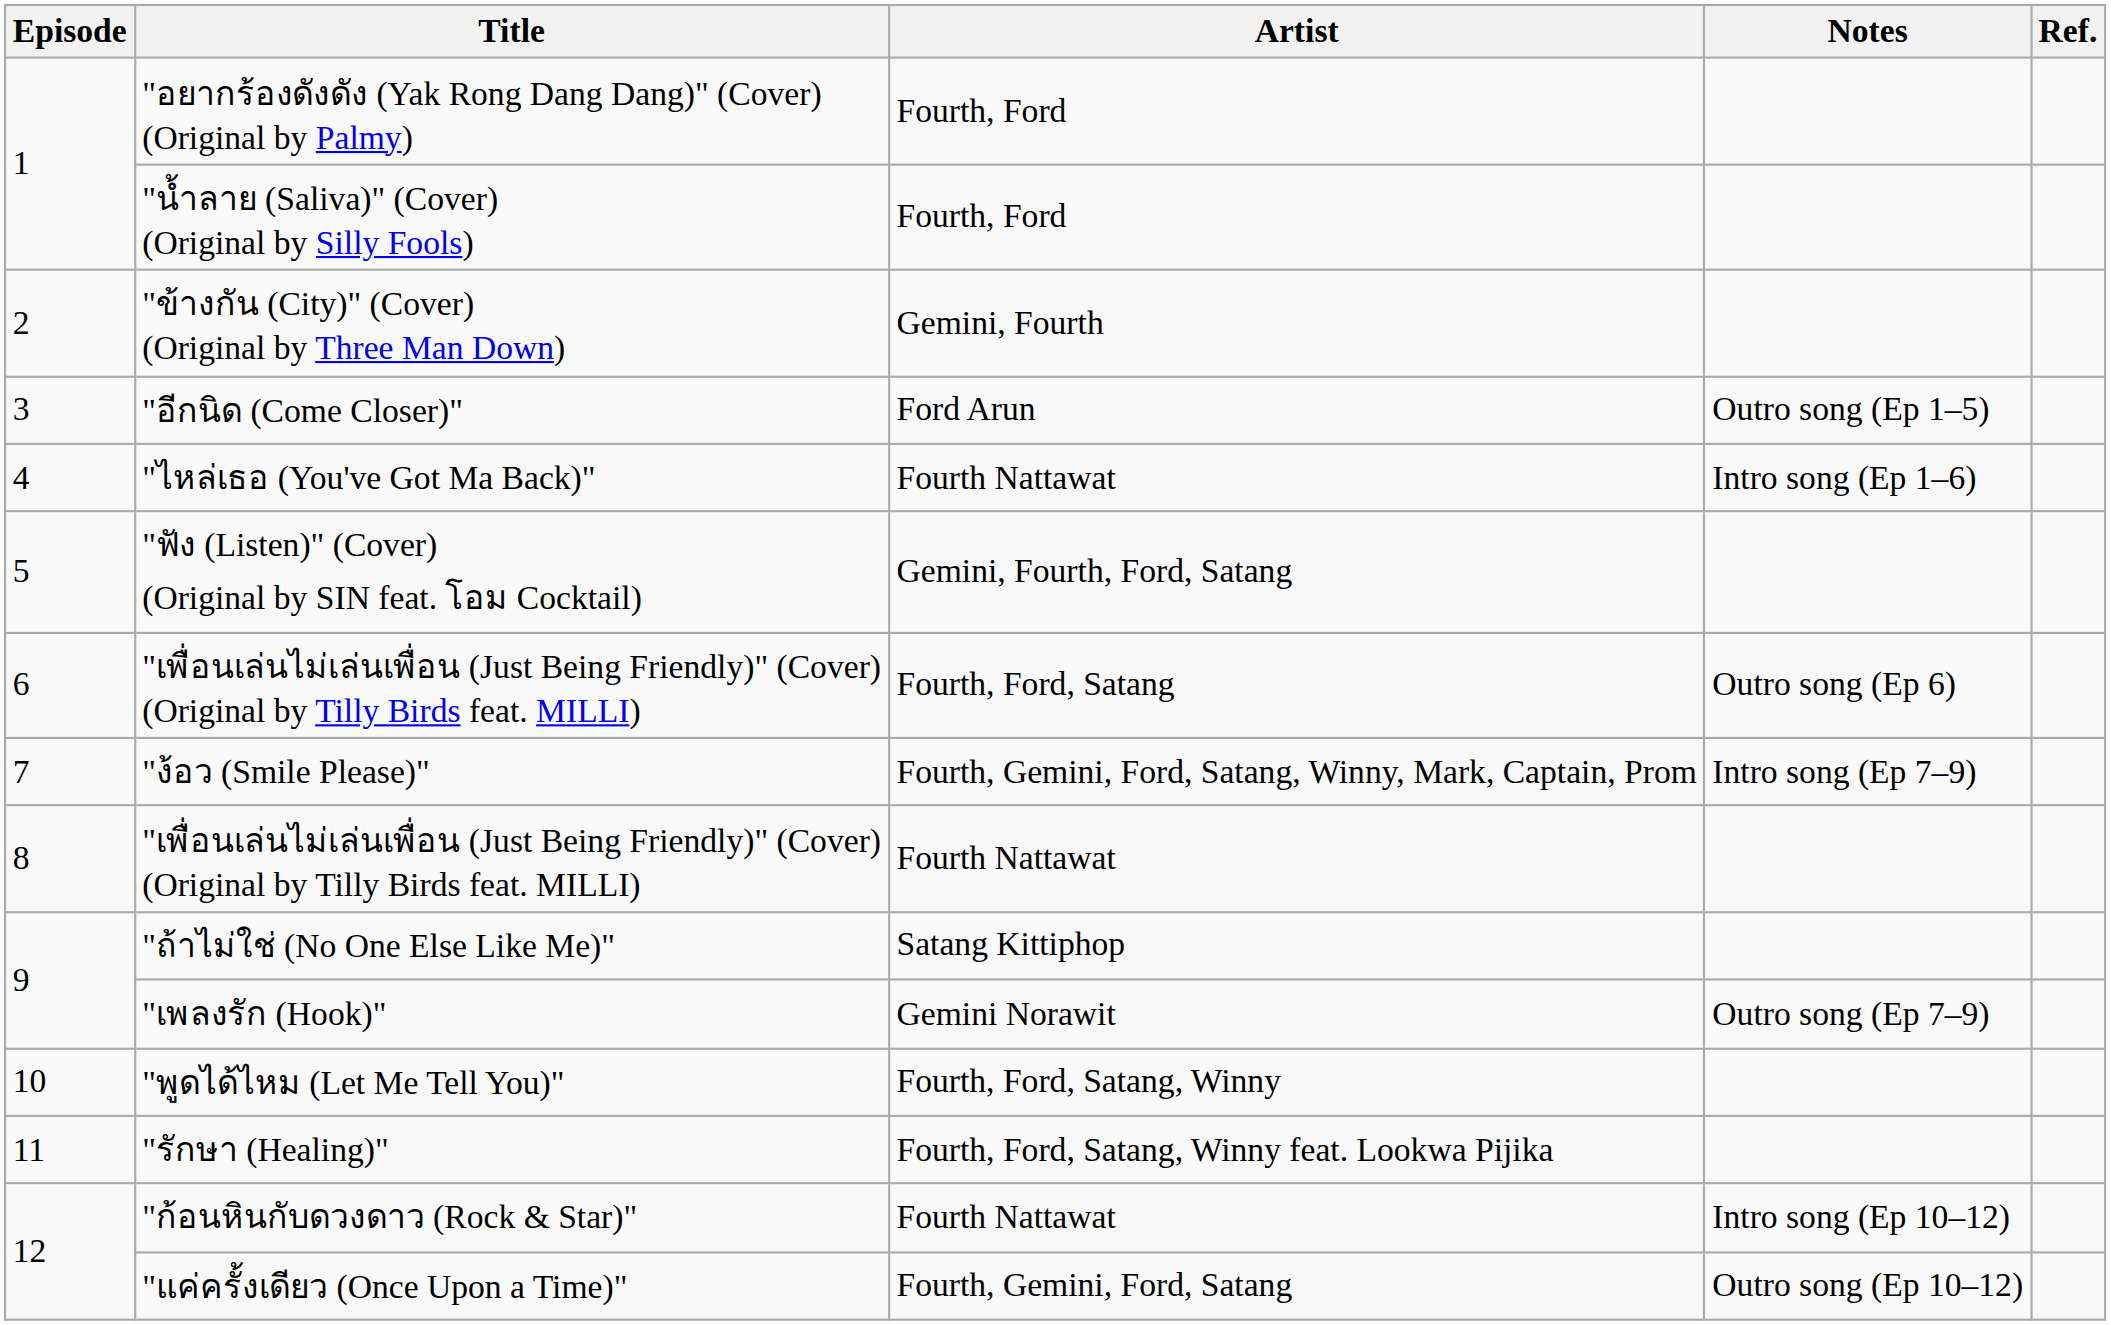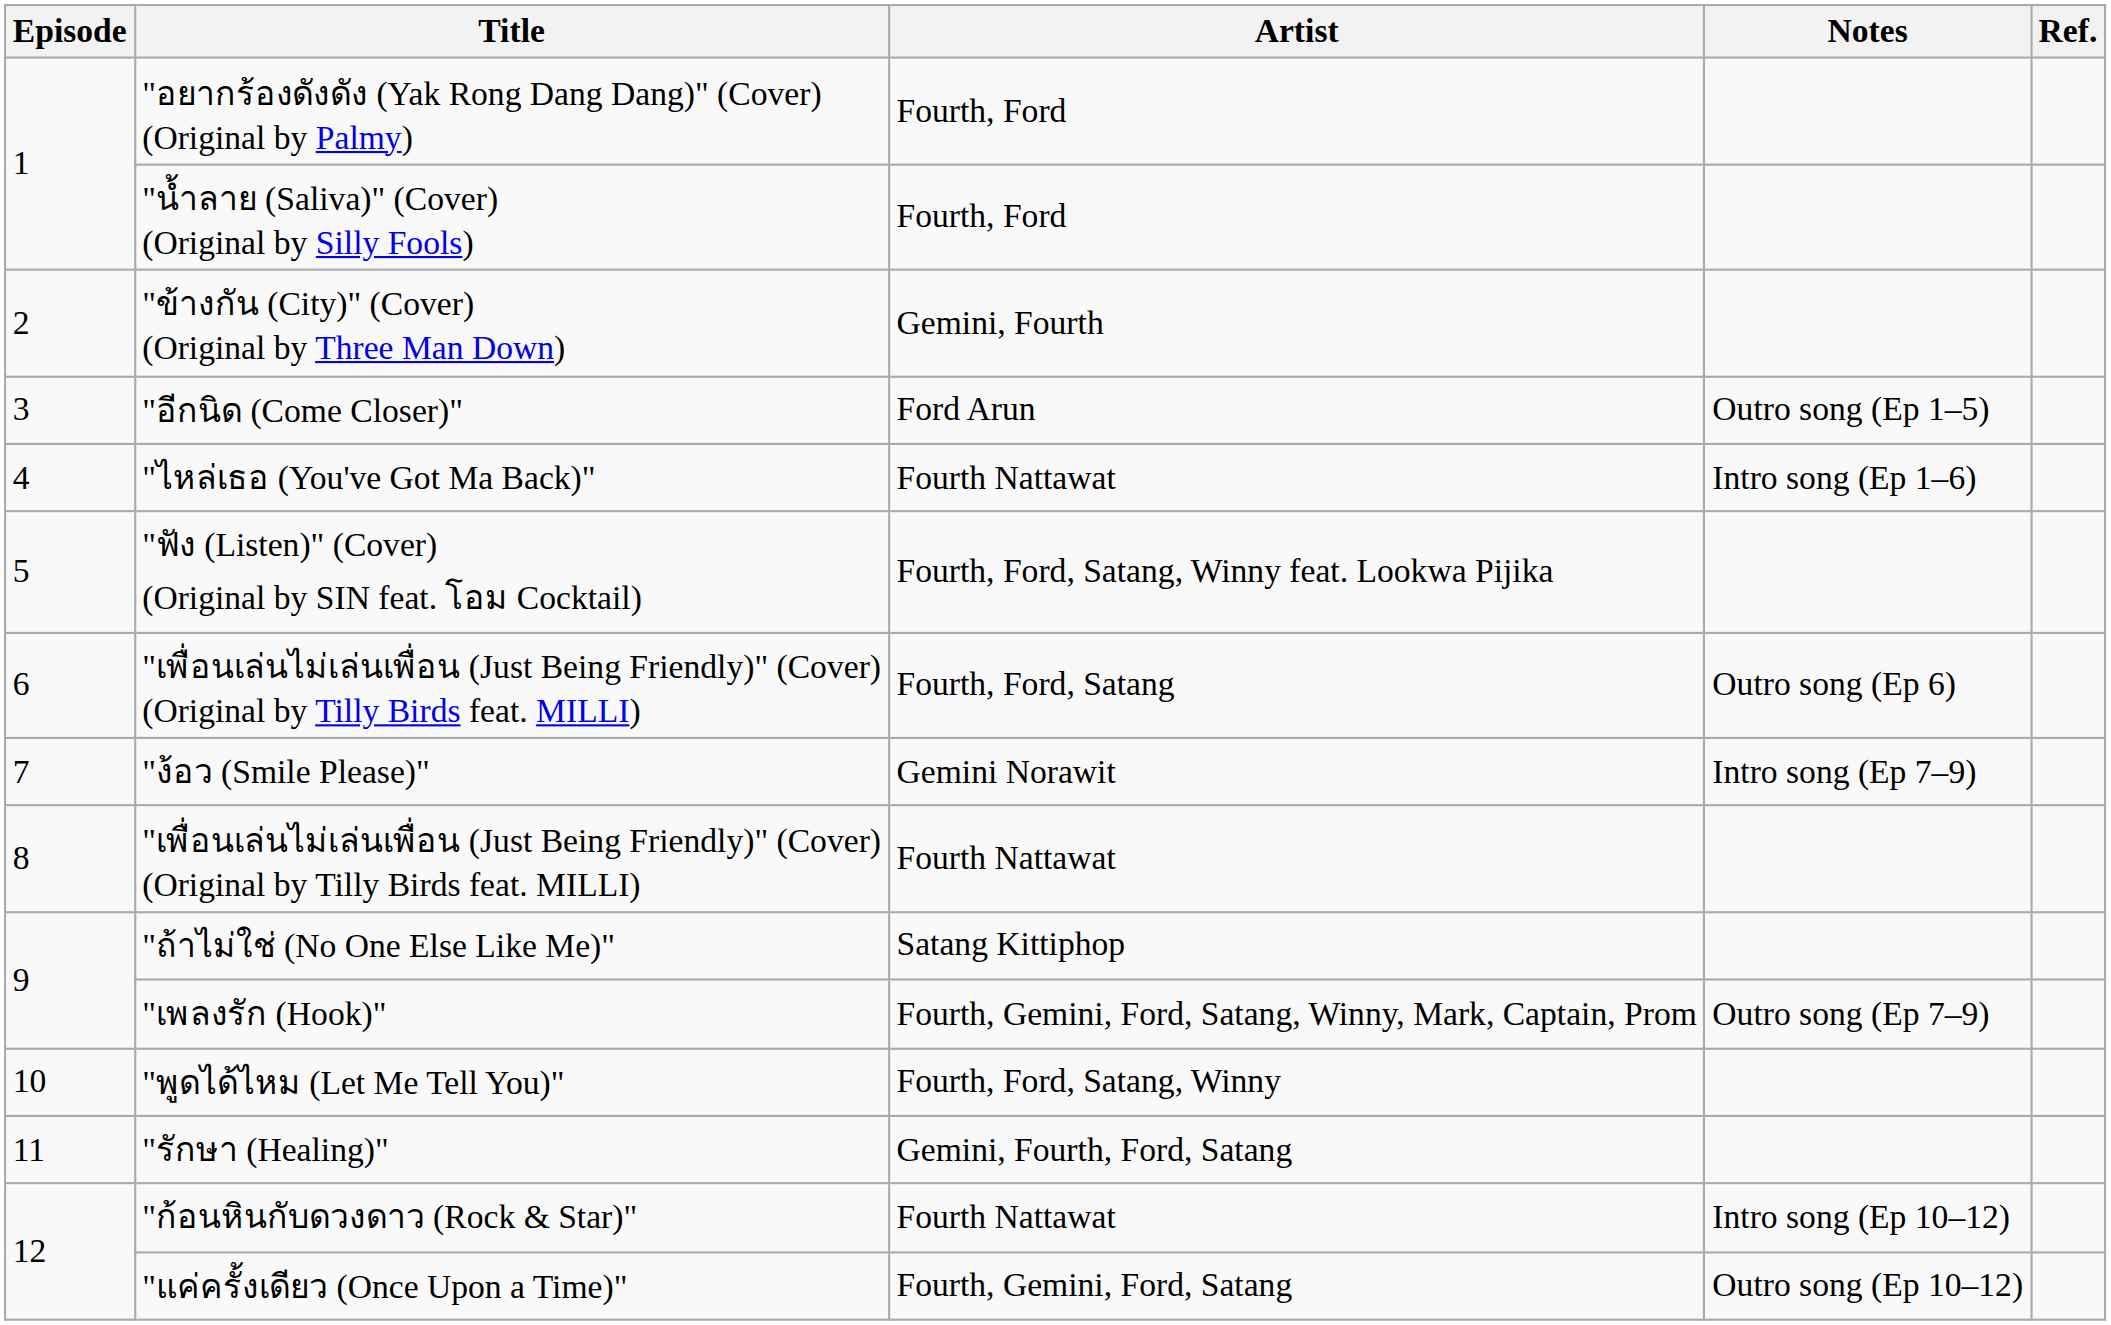(1094, 571) Gemini, Fourth, Ford, Satang -> (1225, 571) Fourth, Ford, Satang, Winny feat. Lookwa Pijika
(1297, 771) Fourth, Gemini, Ford, Satang, Winny, Mark, Captain, Prom -> (1006, 771) Gemini Norawit
(1006, 1013) Gemini Norawit -> (1297, 1013) Fourth, Gemini, Ford, Satang, Winny, Mark, Captain, Prom
(1225, 1149) Fourth, Ford, Satang, Winny feat. Lookwa Pijika -> (1094, 1149) Gemini, Fourth, Ford, Satang
